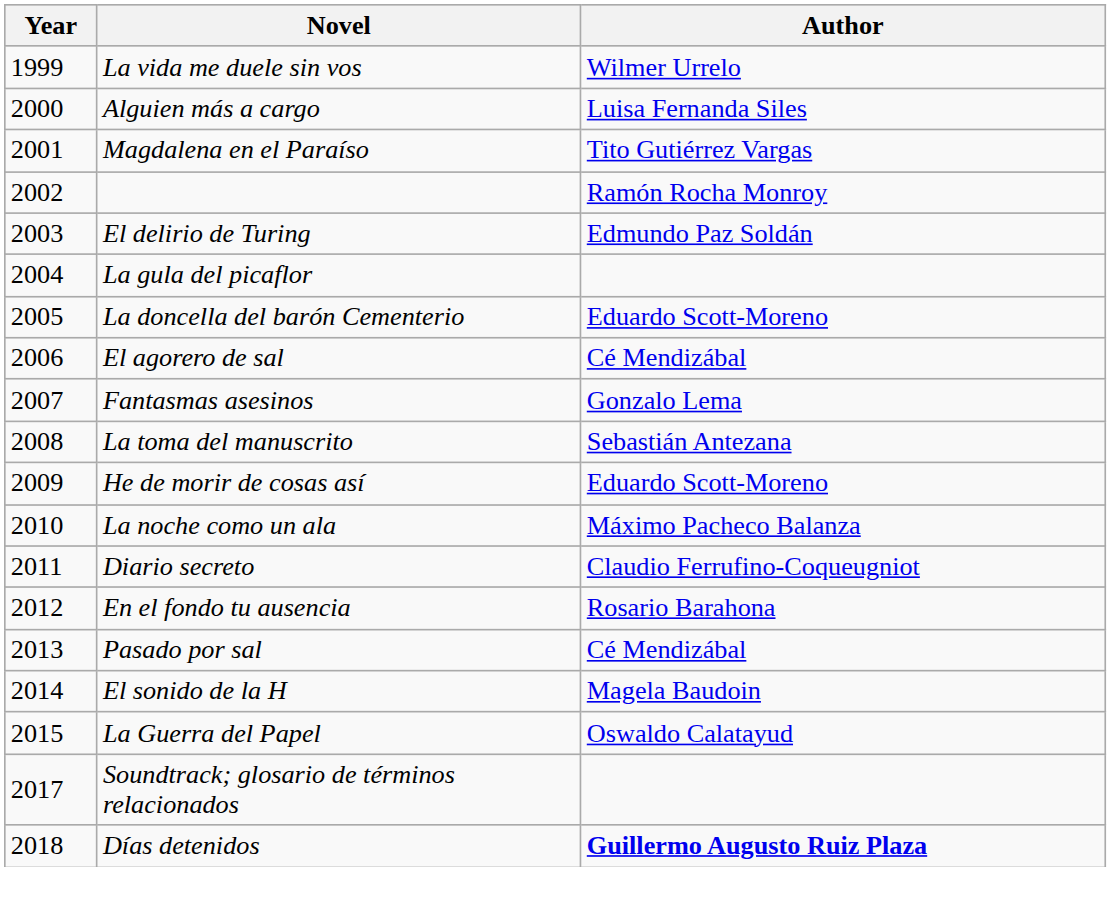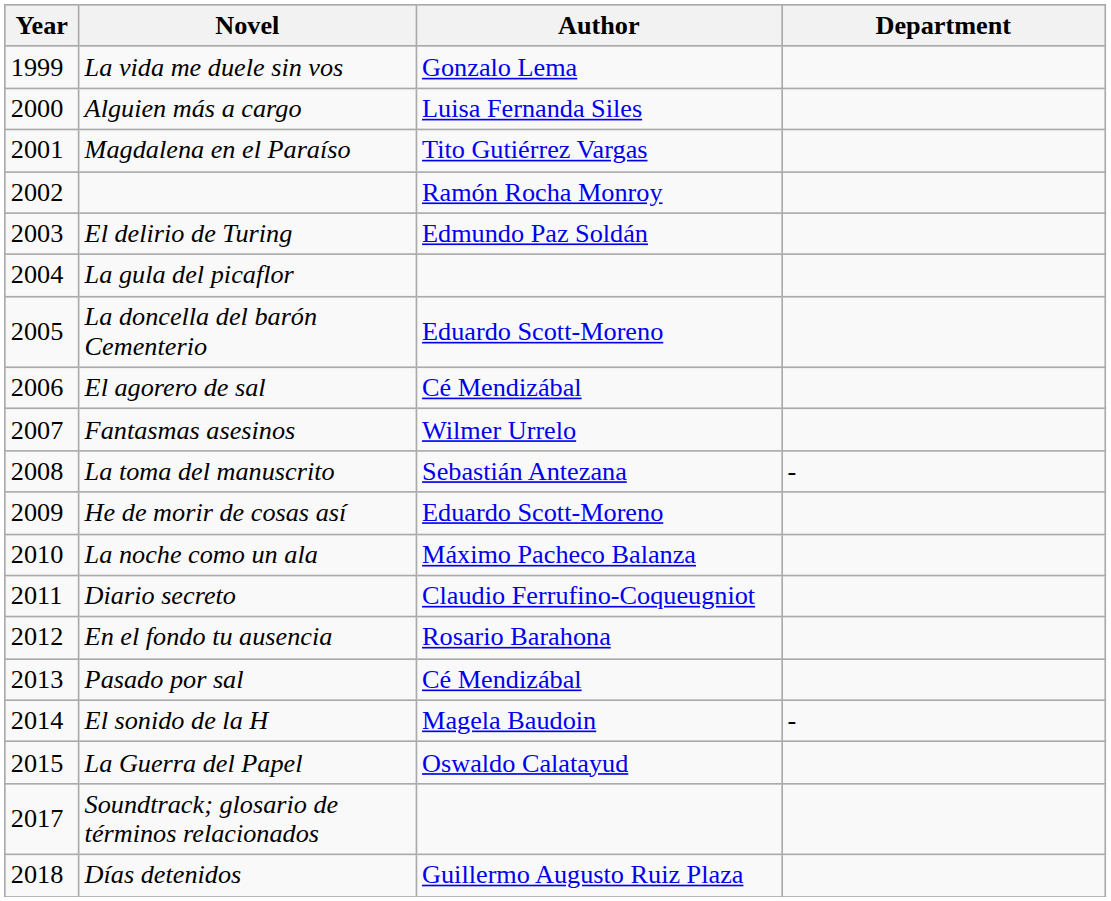+ column: (943, 25)
(664, 66) Wilmer Urrelo -> (500, 66) Gonzalo Lema
(664, 399) Gonzalo Lema -> (499, 429) Wilmer Urrelo
(757, 845) bold -> (583, 875) normal
